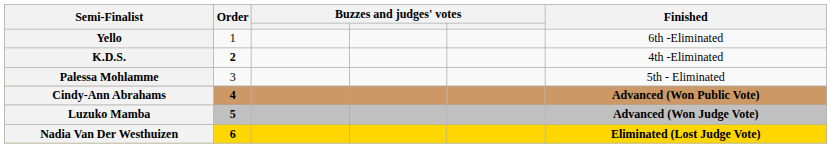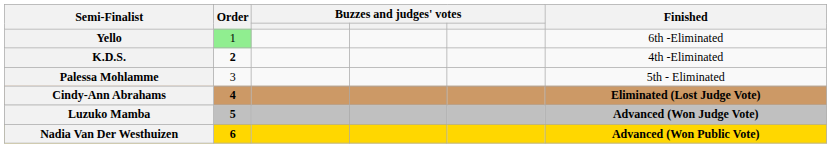(233, 38) no background -> (233, 38) lightgreen background
(686, 95) Advanced (Won Public Vote) -> (686, 95) Eliminated (Lost Judge Vote)
(686, 133) Eliminated (Lost Judge Vote) -> (686, 133) Advanced (Won Public Vote)
